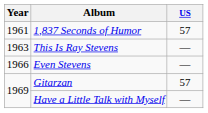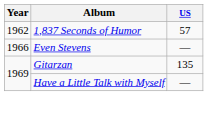(18, 30) 1961 -> (18, 30) 1962
- row: (76, 47)
(185, 82) 57 -> (185, 64) 135
